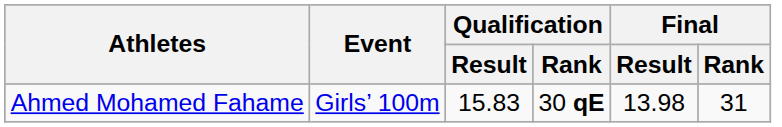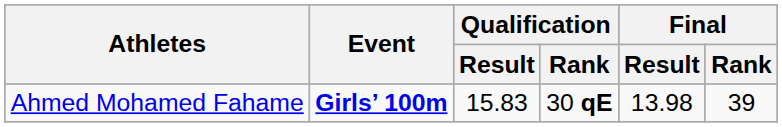(377, 103) normal -> (381, 103) bold
(734, 103) 31 -> (742, 103) 39
